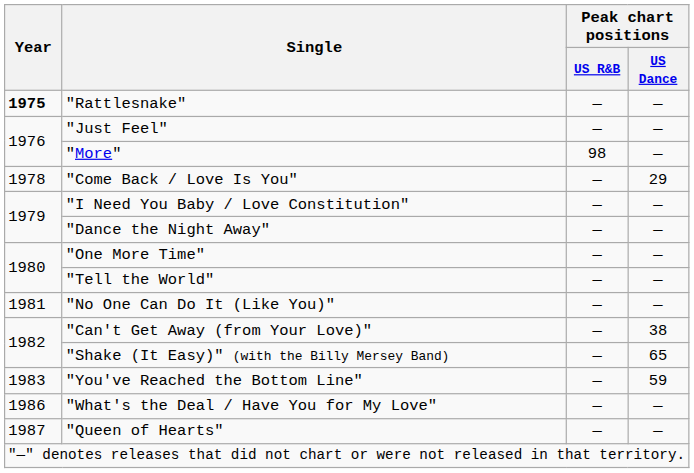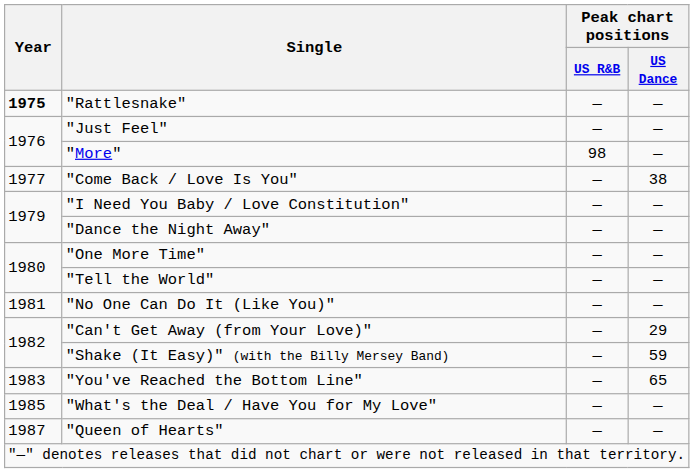(27, 179) 1978 -> (27, 179) 1977
(658, 179) 29 -> (658, 179) 38
(658, 330) 38 -> (658, 330) 29
(658, 355) 65 -> (658, 355) 59
(658, 381) 59 -> (658, 381) 65
(27, 406) 1986 -> (27, 406) 1985
